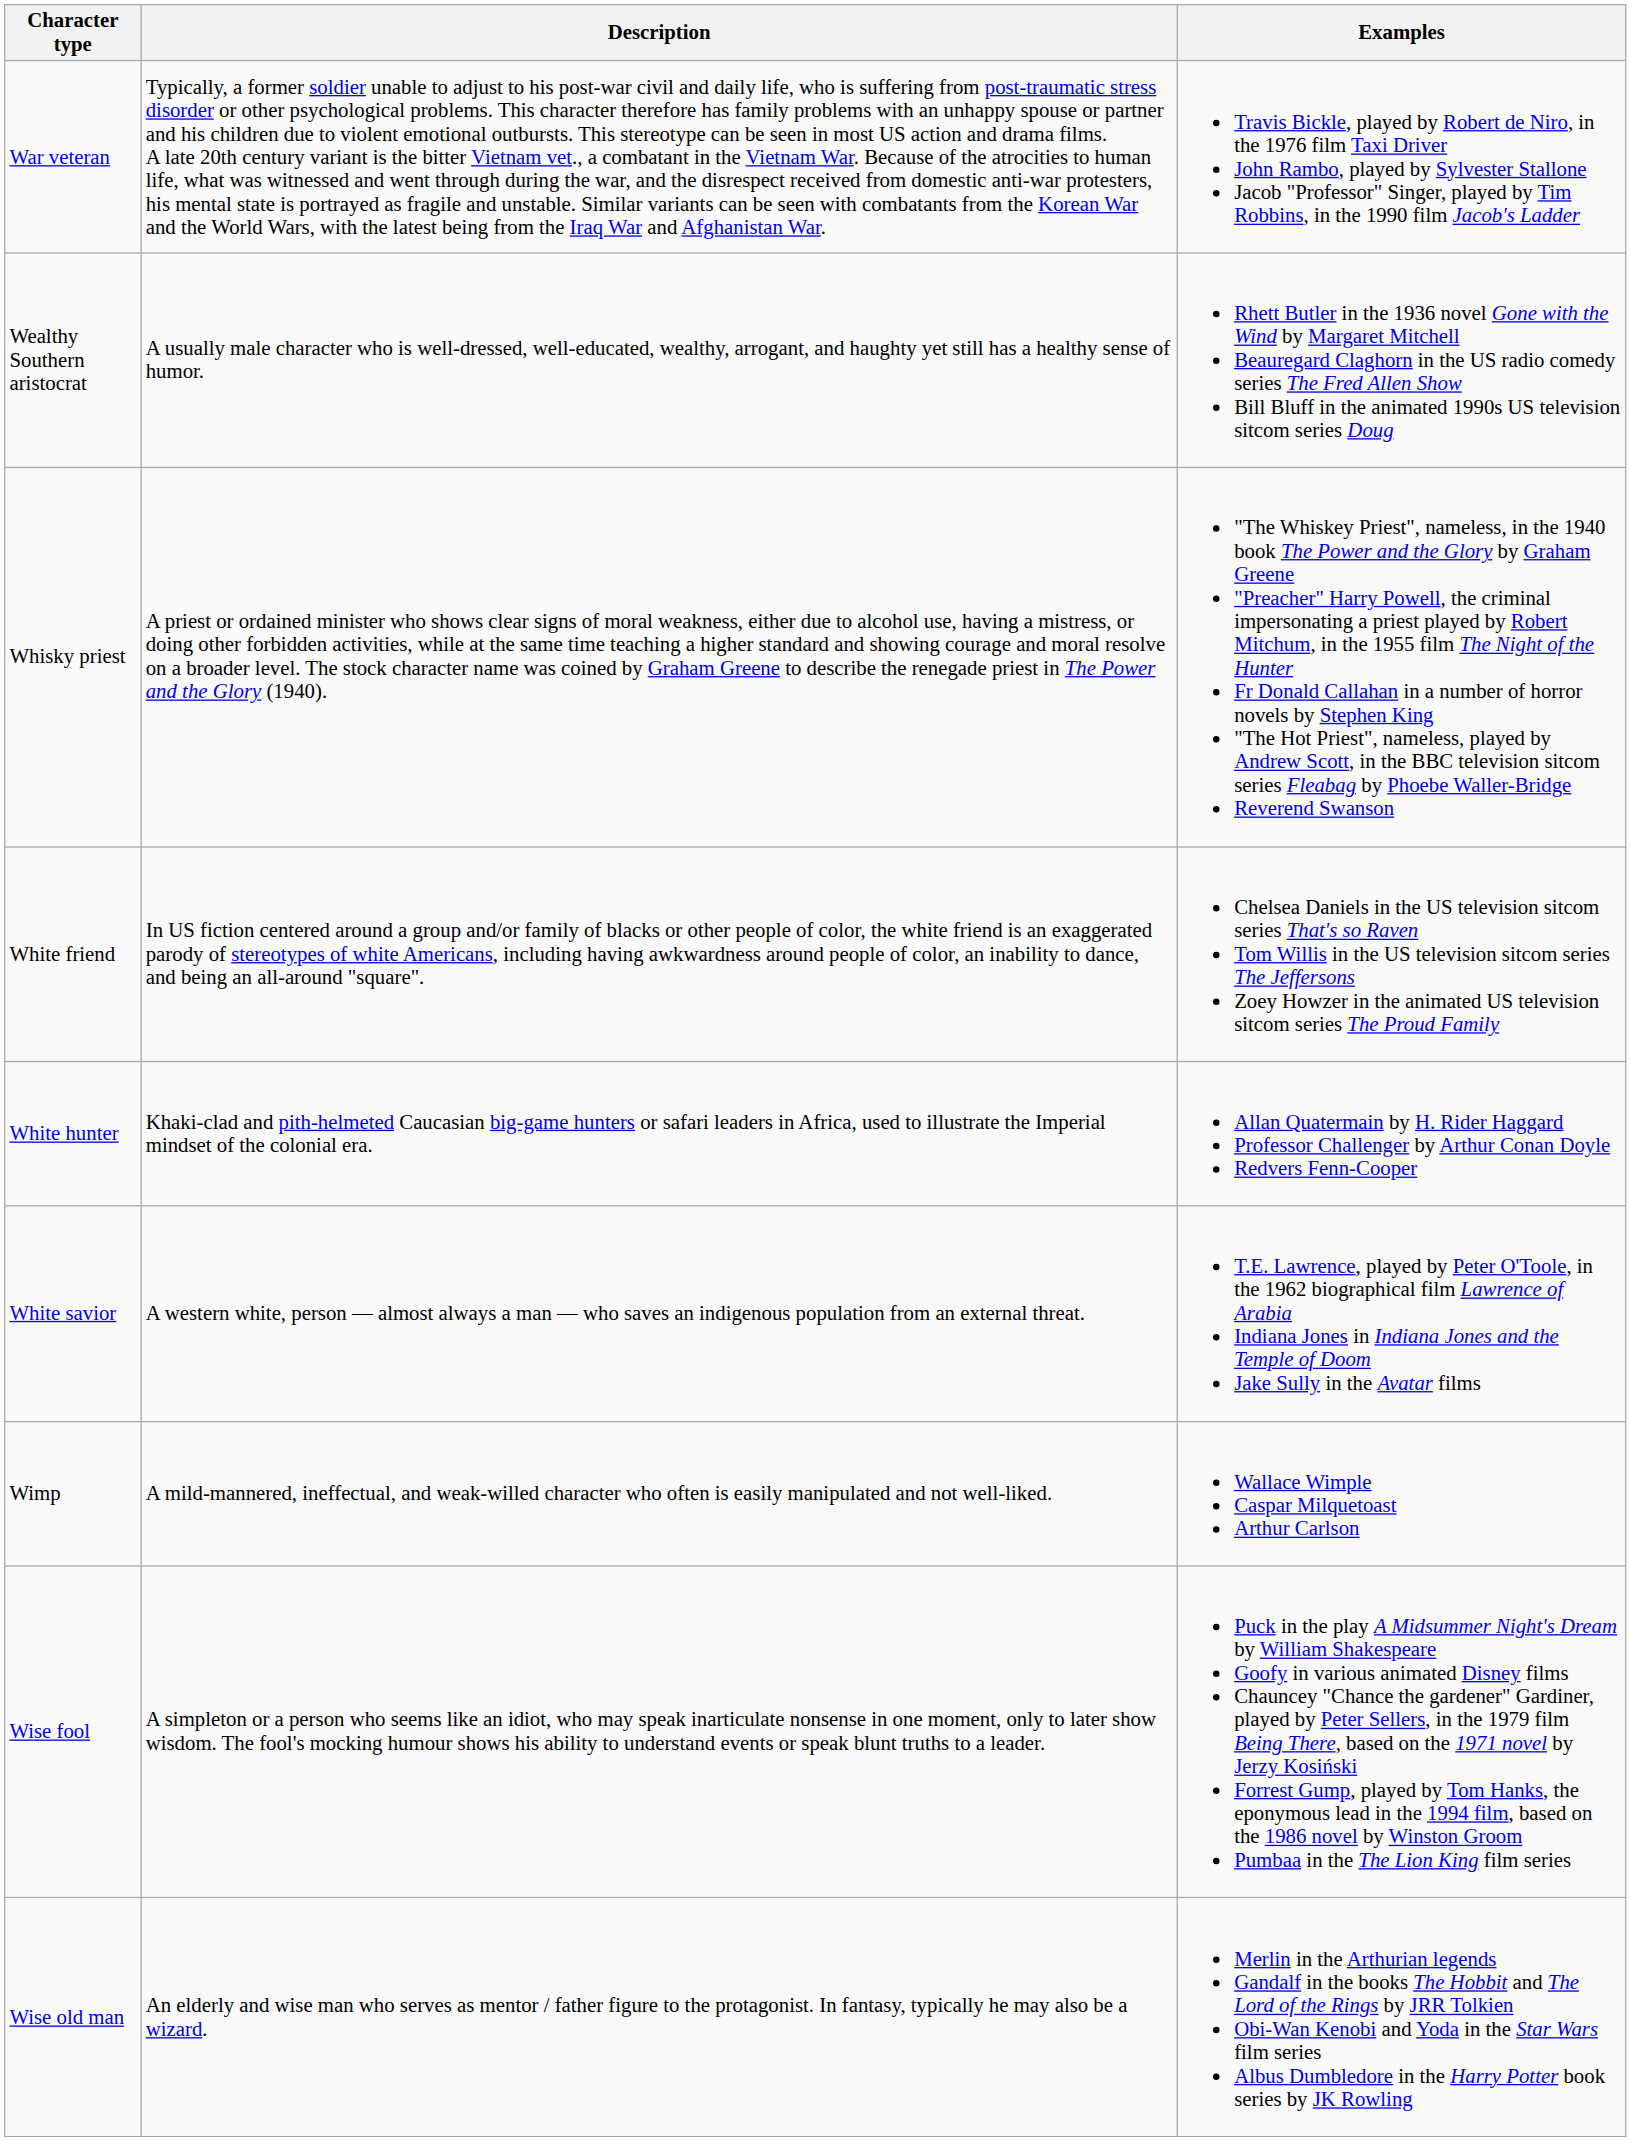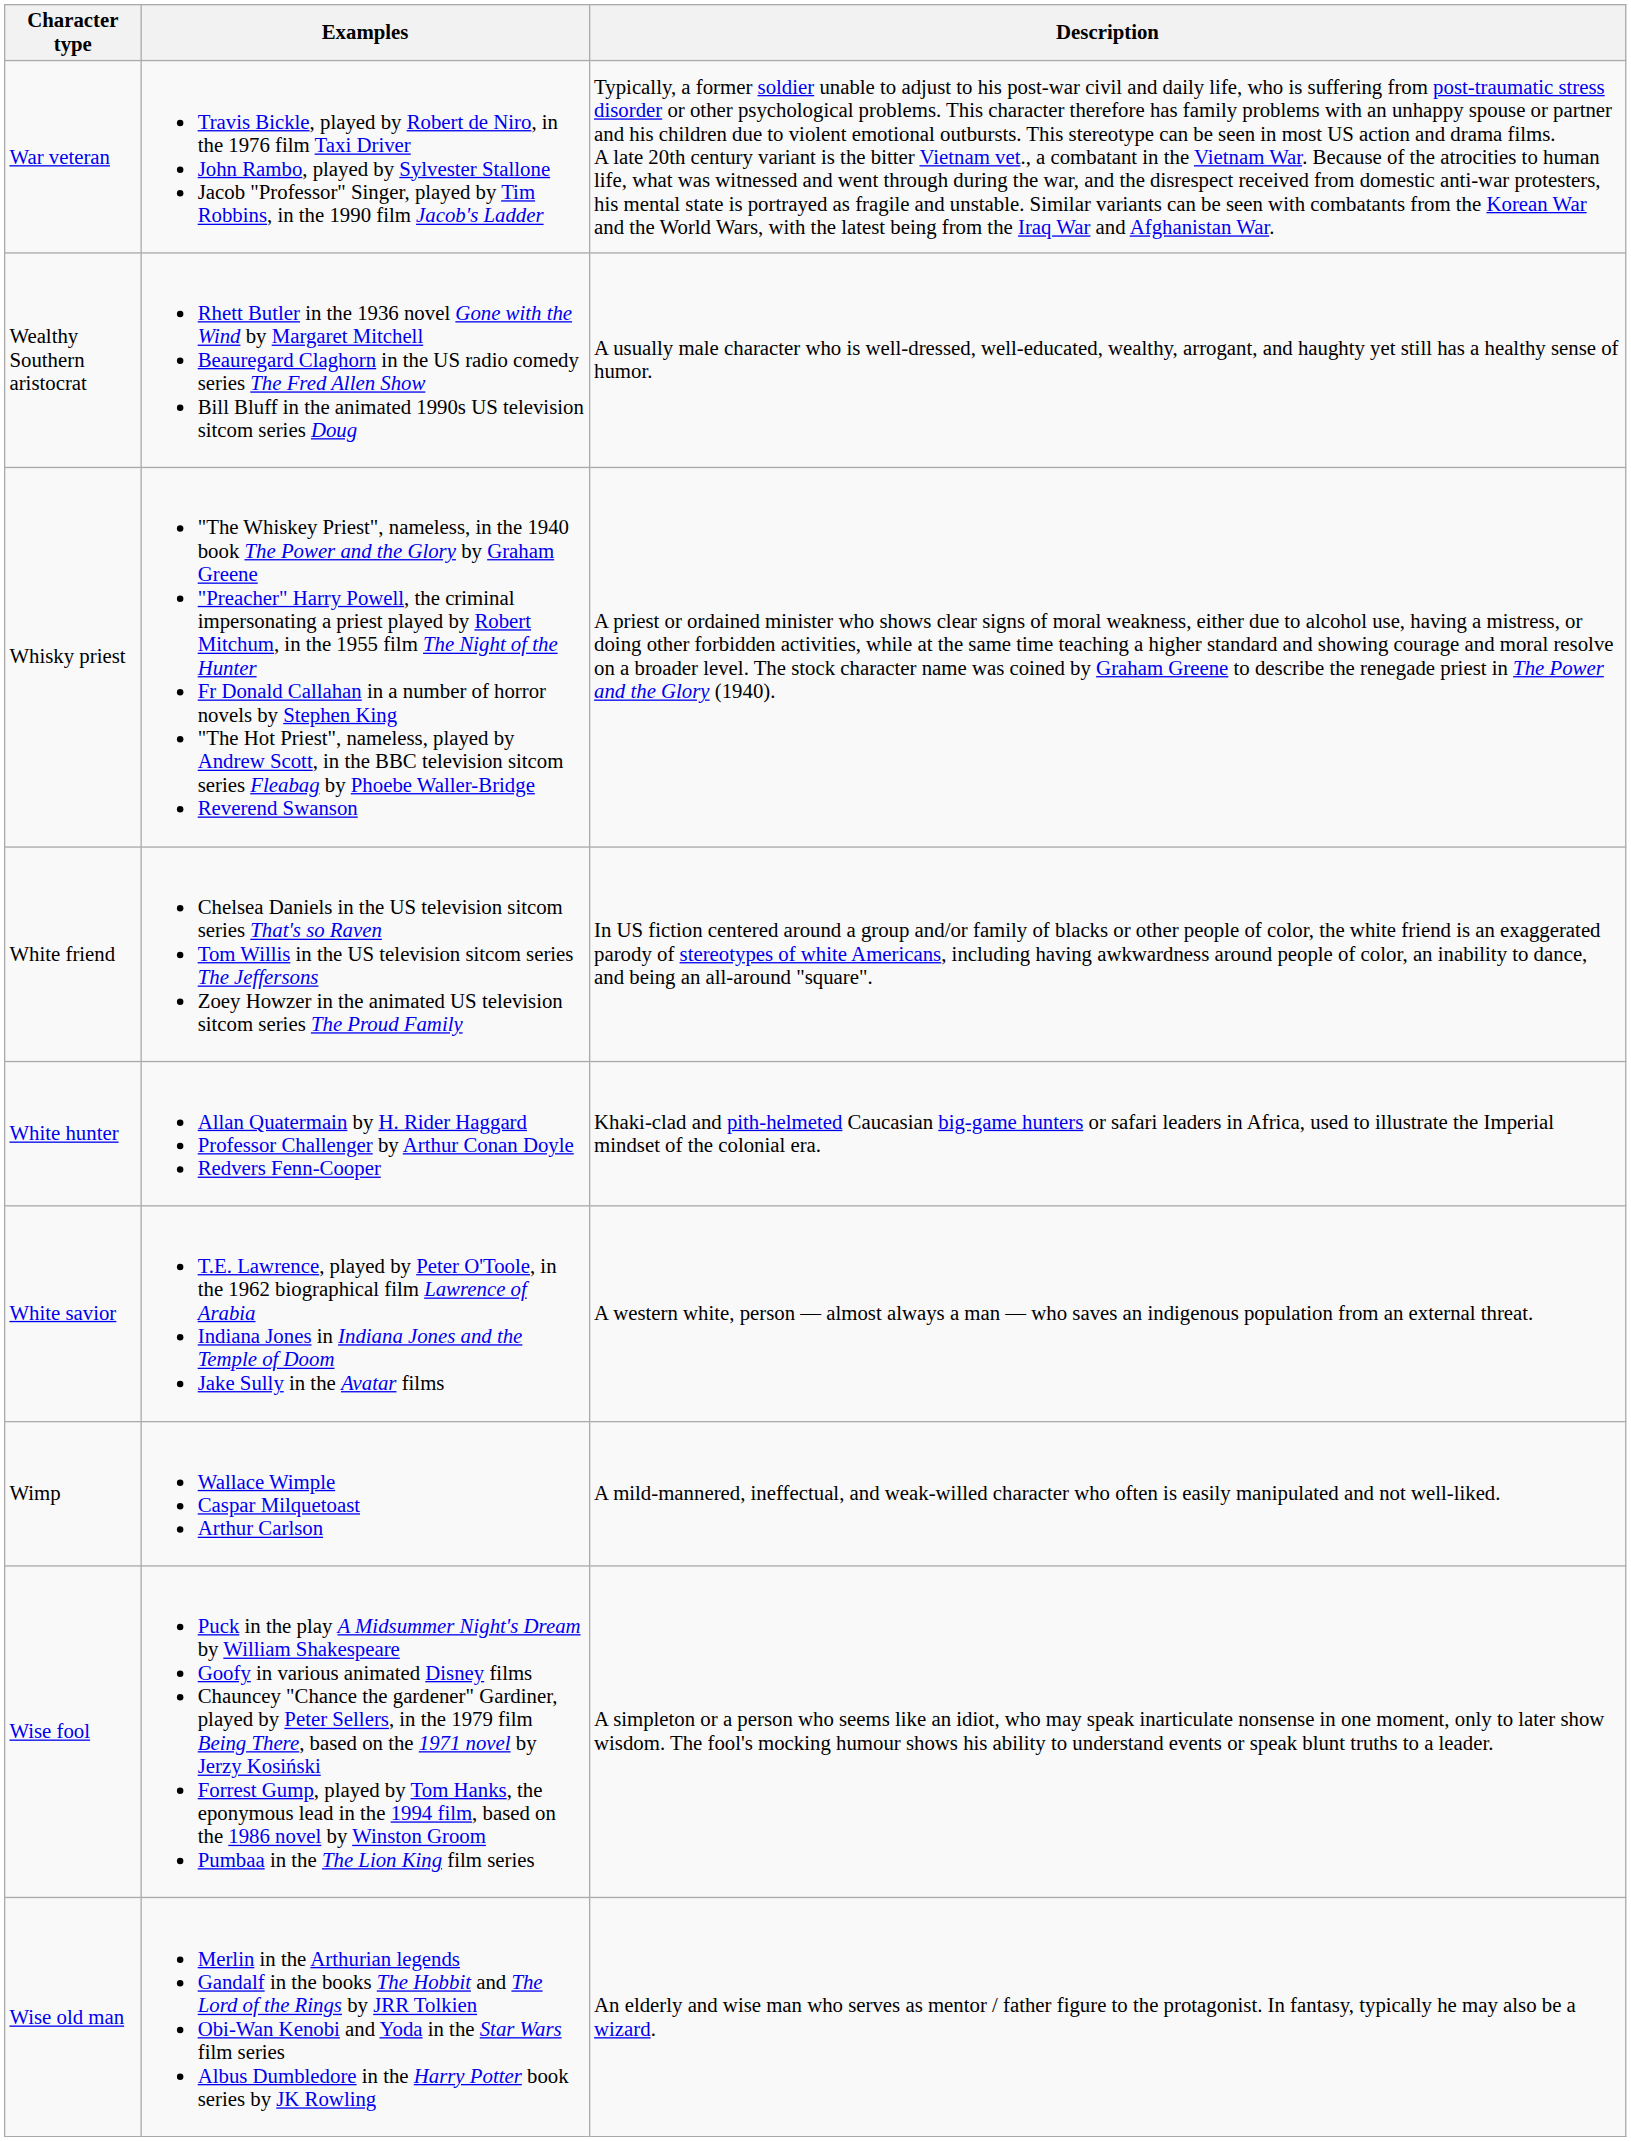columns swapped: (659, 32) <-> (1402, 32)
